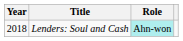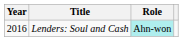(17, 28) 2018 -> (17, 28) 2016
